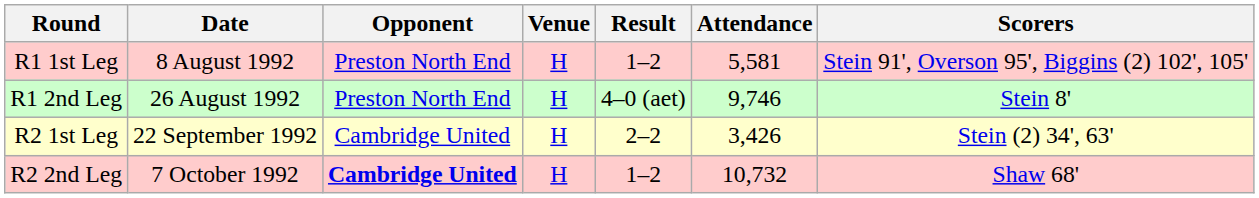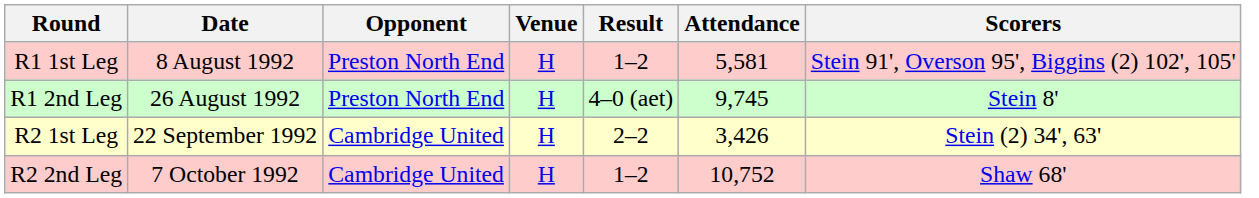(755, 98) 9,746 -> (742, 98) 9,745
(422, 173) bold -> (416, 173) normal
(755, 173) 10,732 -> (742, 173) 10,752
